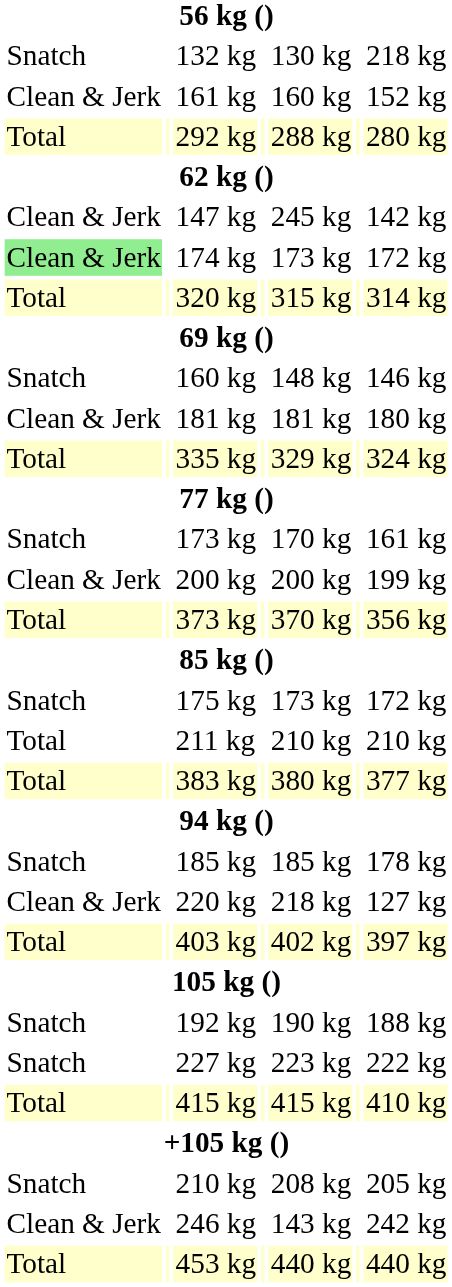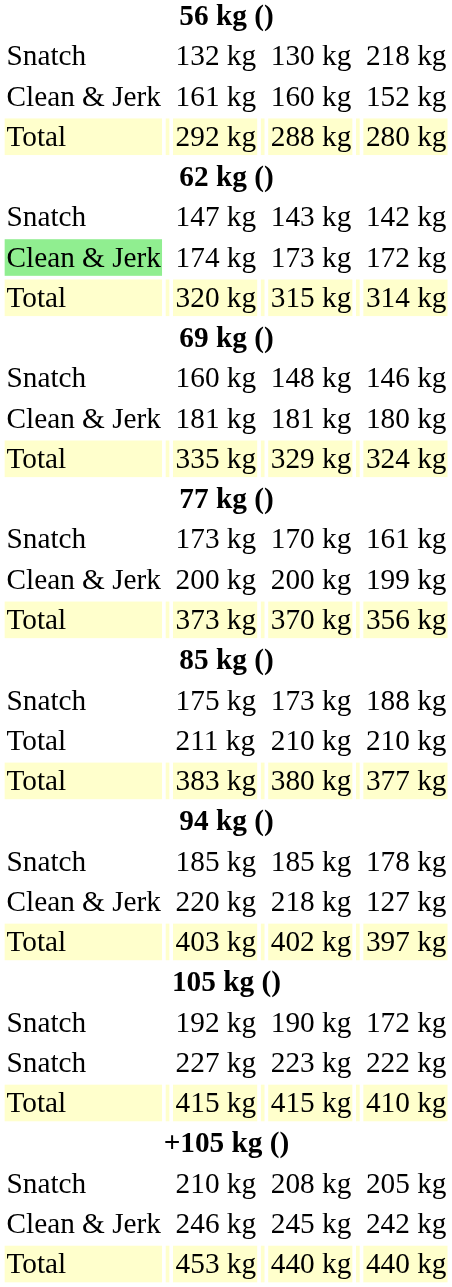(84, 216) Clean & Jerk -> (46, 216) Snatch
(311, 216) 245 kg -> (311, 216) 143 kg
(406, 699) 172 kg -> (406, 699) 188 kg
(406, 1022) 188 kg -> (406, 1022) 172 kg
(311, 1223) 143 kg -> (311, 1223) 245 kg
